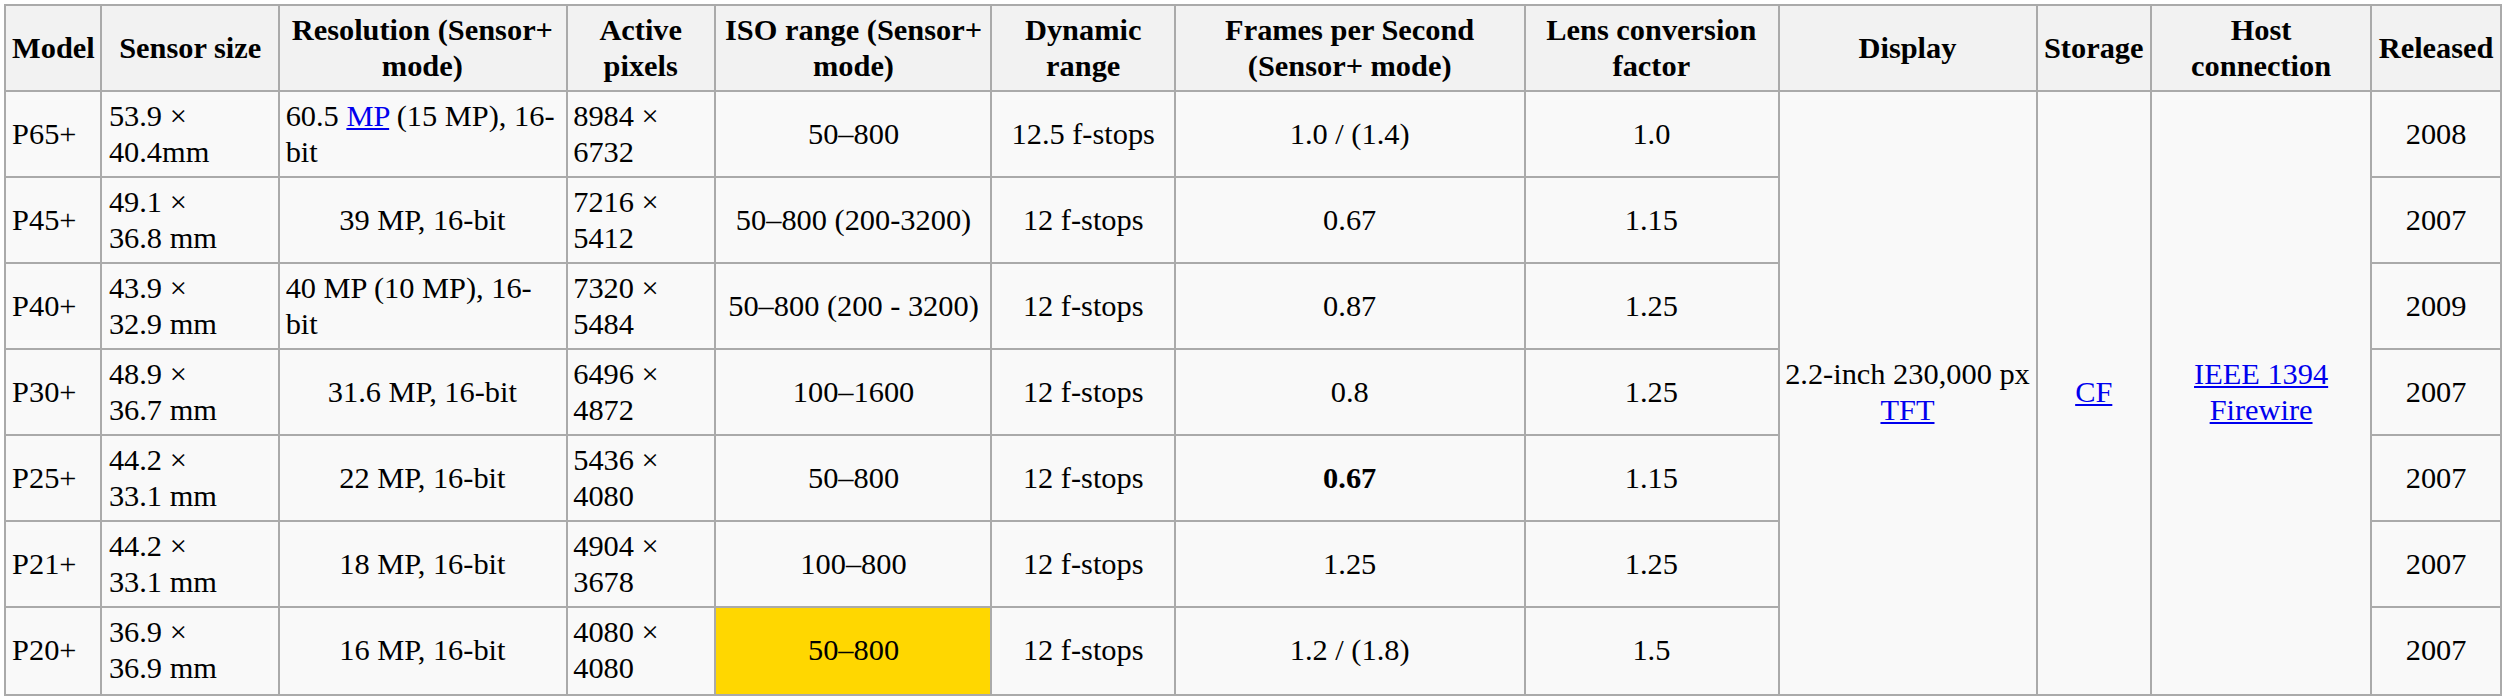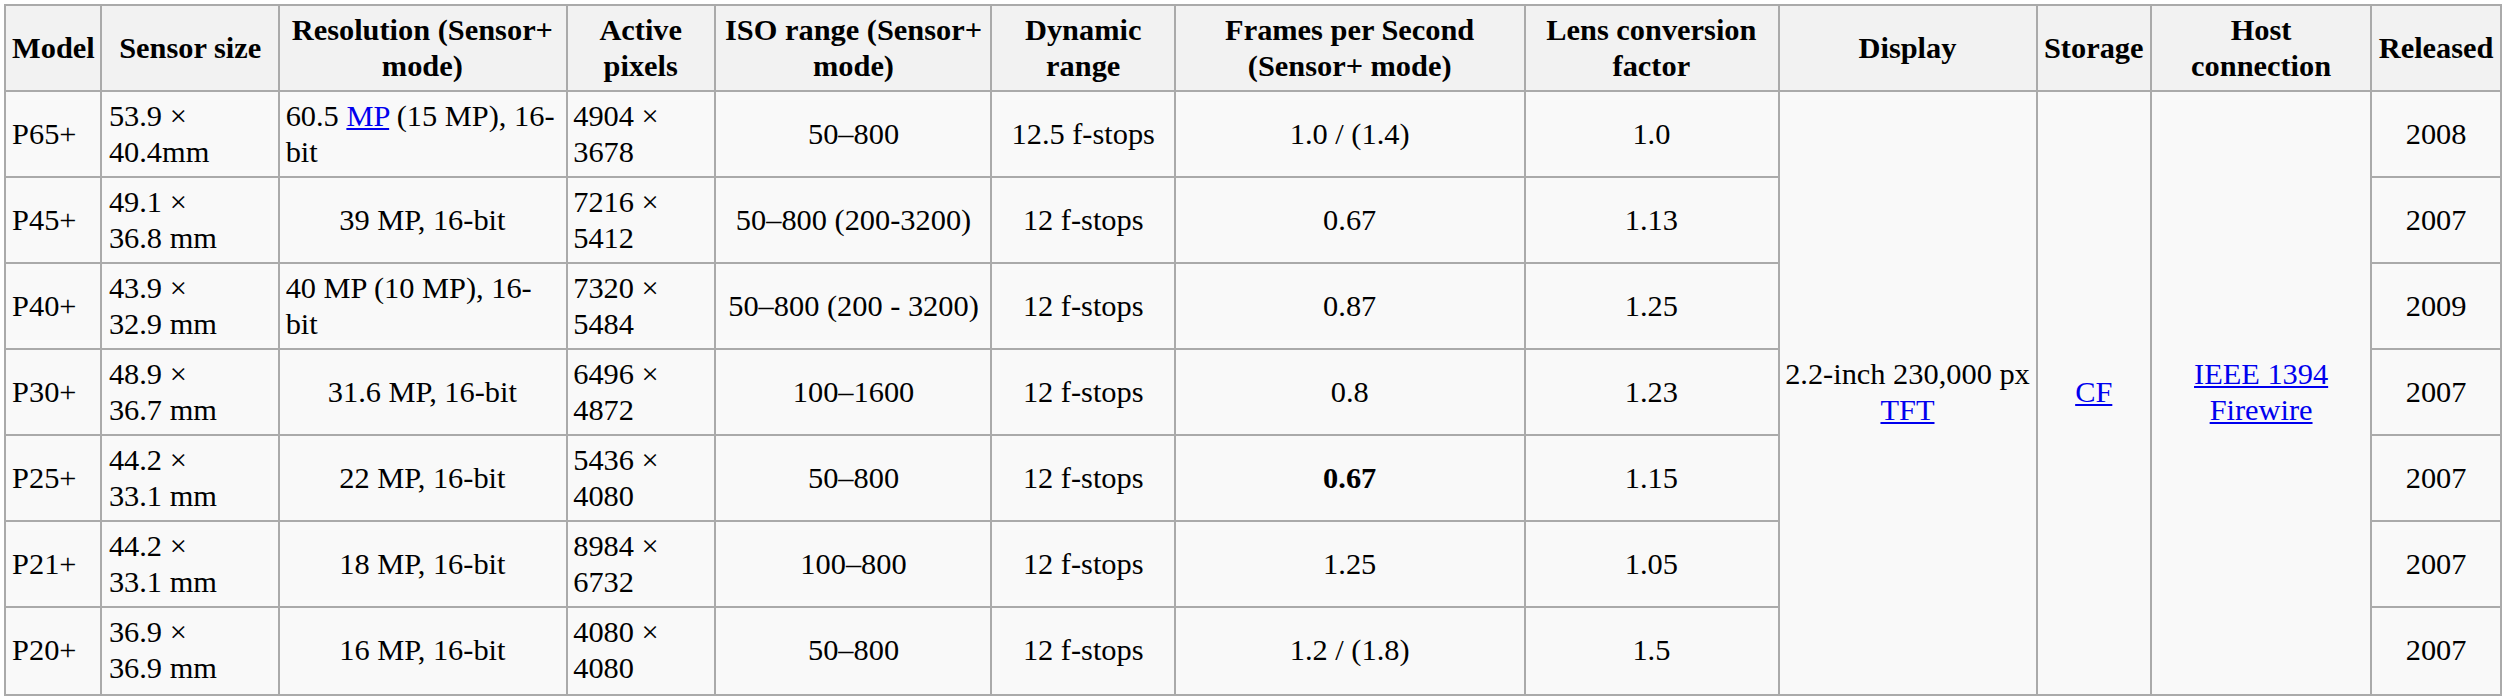(616, 133) 8984 × 6732 -> (616, 133) 4904 × 3678
(1651, 220) 1.15 -> (1651, 220) 1.13
(1651, 392) 1.25 -> (1651, 392) 1.23
(616, 564) 4904 × 3678 -> (616, 564) 8984 × 6732
(1651, 564) 1.25 -> (1651, 564) 1.05
(854, 650) gold background -> (854, 650) no background
